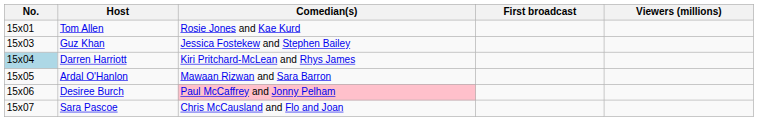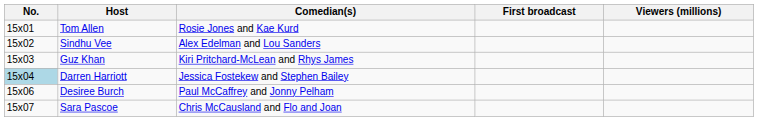+ row: (86, 44)
(265, 44) Jessica Fostekew and Stephen Bailey -> (266, 60) Kiri Pritchard-McLean and Rhys James
(268, 60) Kiri Pritchard-McLean and Rhys James -> (264, 76) Jessica Fostekew and Stephen Bailey
- row: (94, 76)
(258, 92) pink background -> (256, 92) no background
